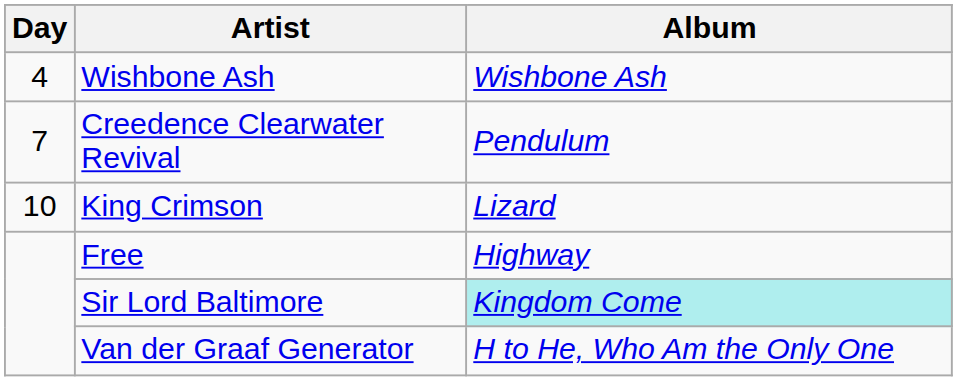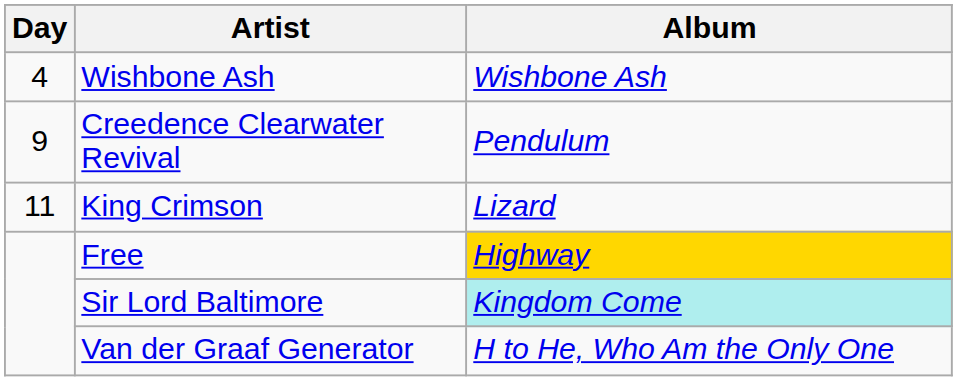(40, 141) 7 -> (40, 141) 9
(40, 206) 10 -> (40, 206) 11
(531, 254) no background -> (531, 254) gold background
